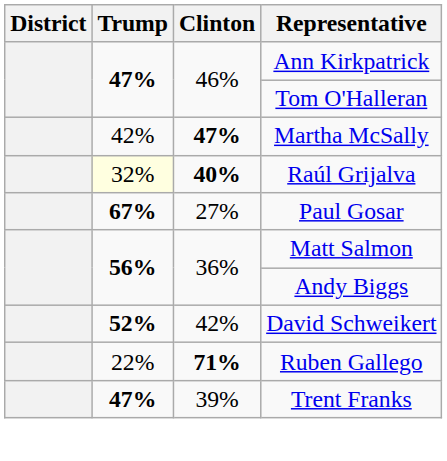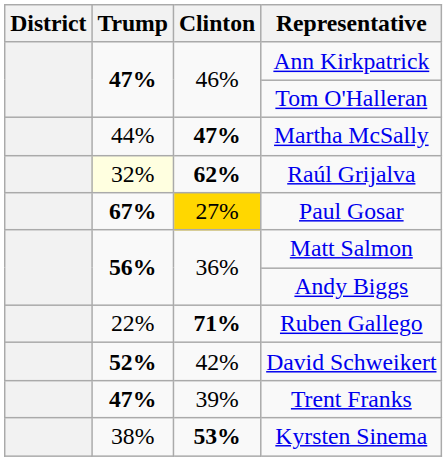(133, 135) 42% -> (133, 135) 44%
(217, 173) 40% -> (217, 173) 62%
(217, 211) no background -> (217, 211) gold background
rows swapped: (351, 323) <-> (351, 361)
+ row: (351, 436)
